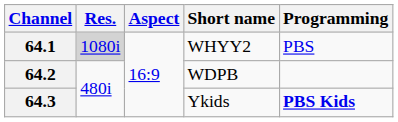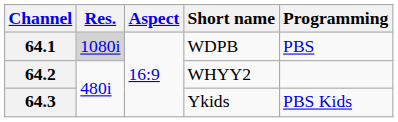(219, 46) WHYY2 -> (213, 46) WDPB
(213, 74) WDPB -> (219, 74) WHYY2
(319, 102) bold -> (318, 102) normal
